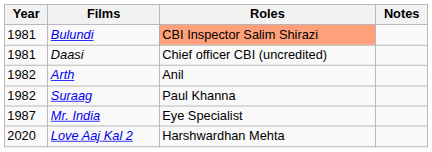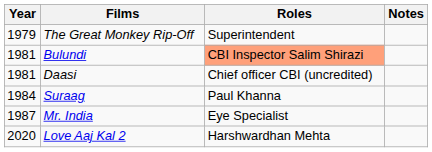+ row: (119, 34)
- row: (63, 75)
(22, 95) 1982 -> (22, 95) 1984
